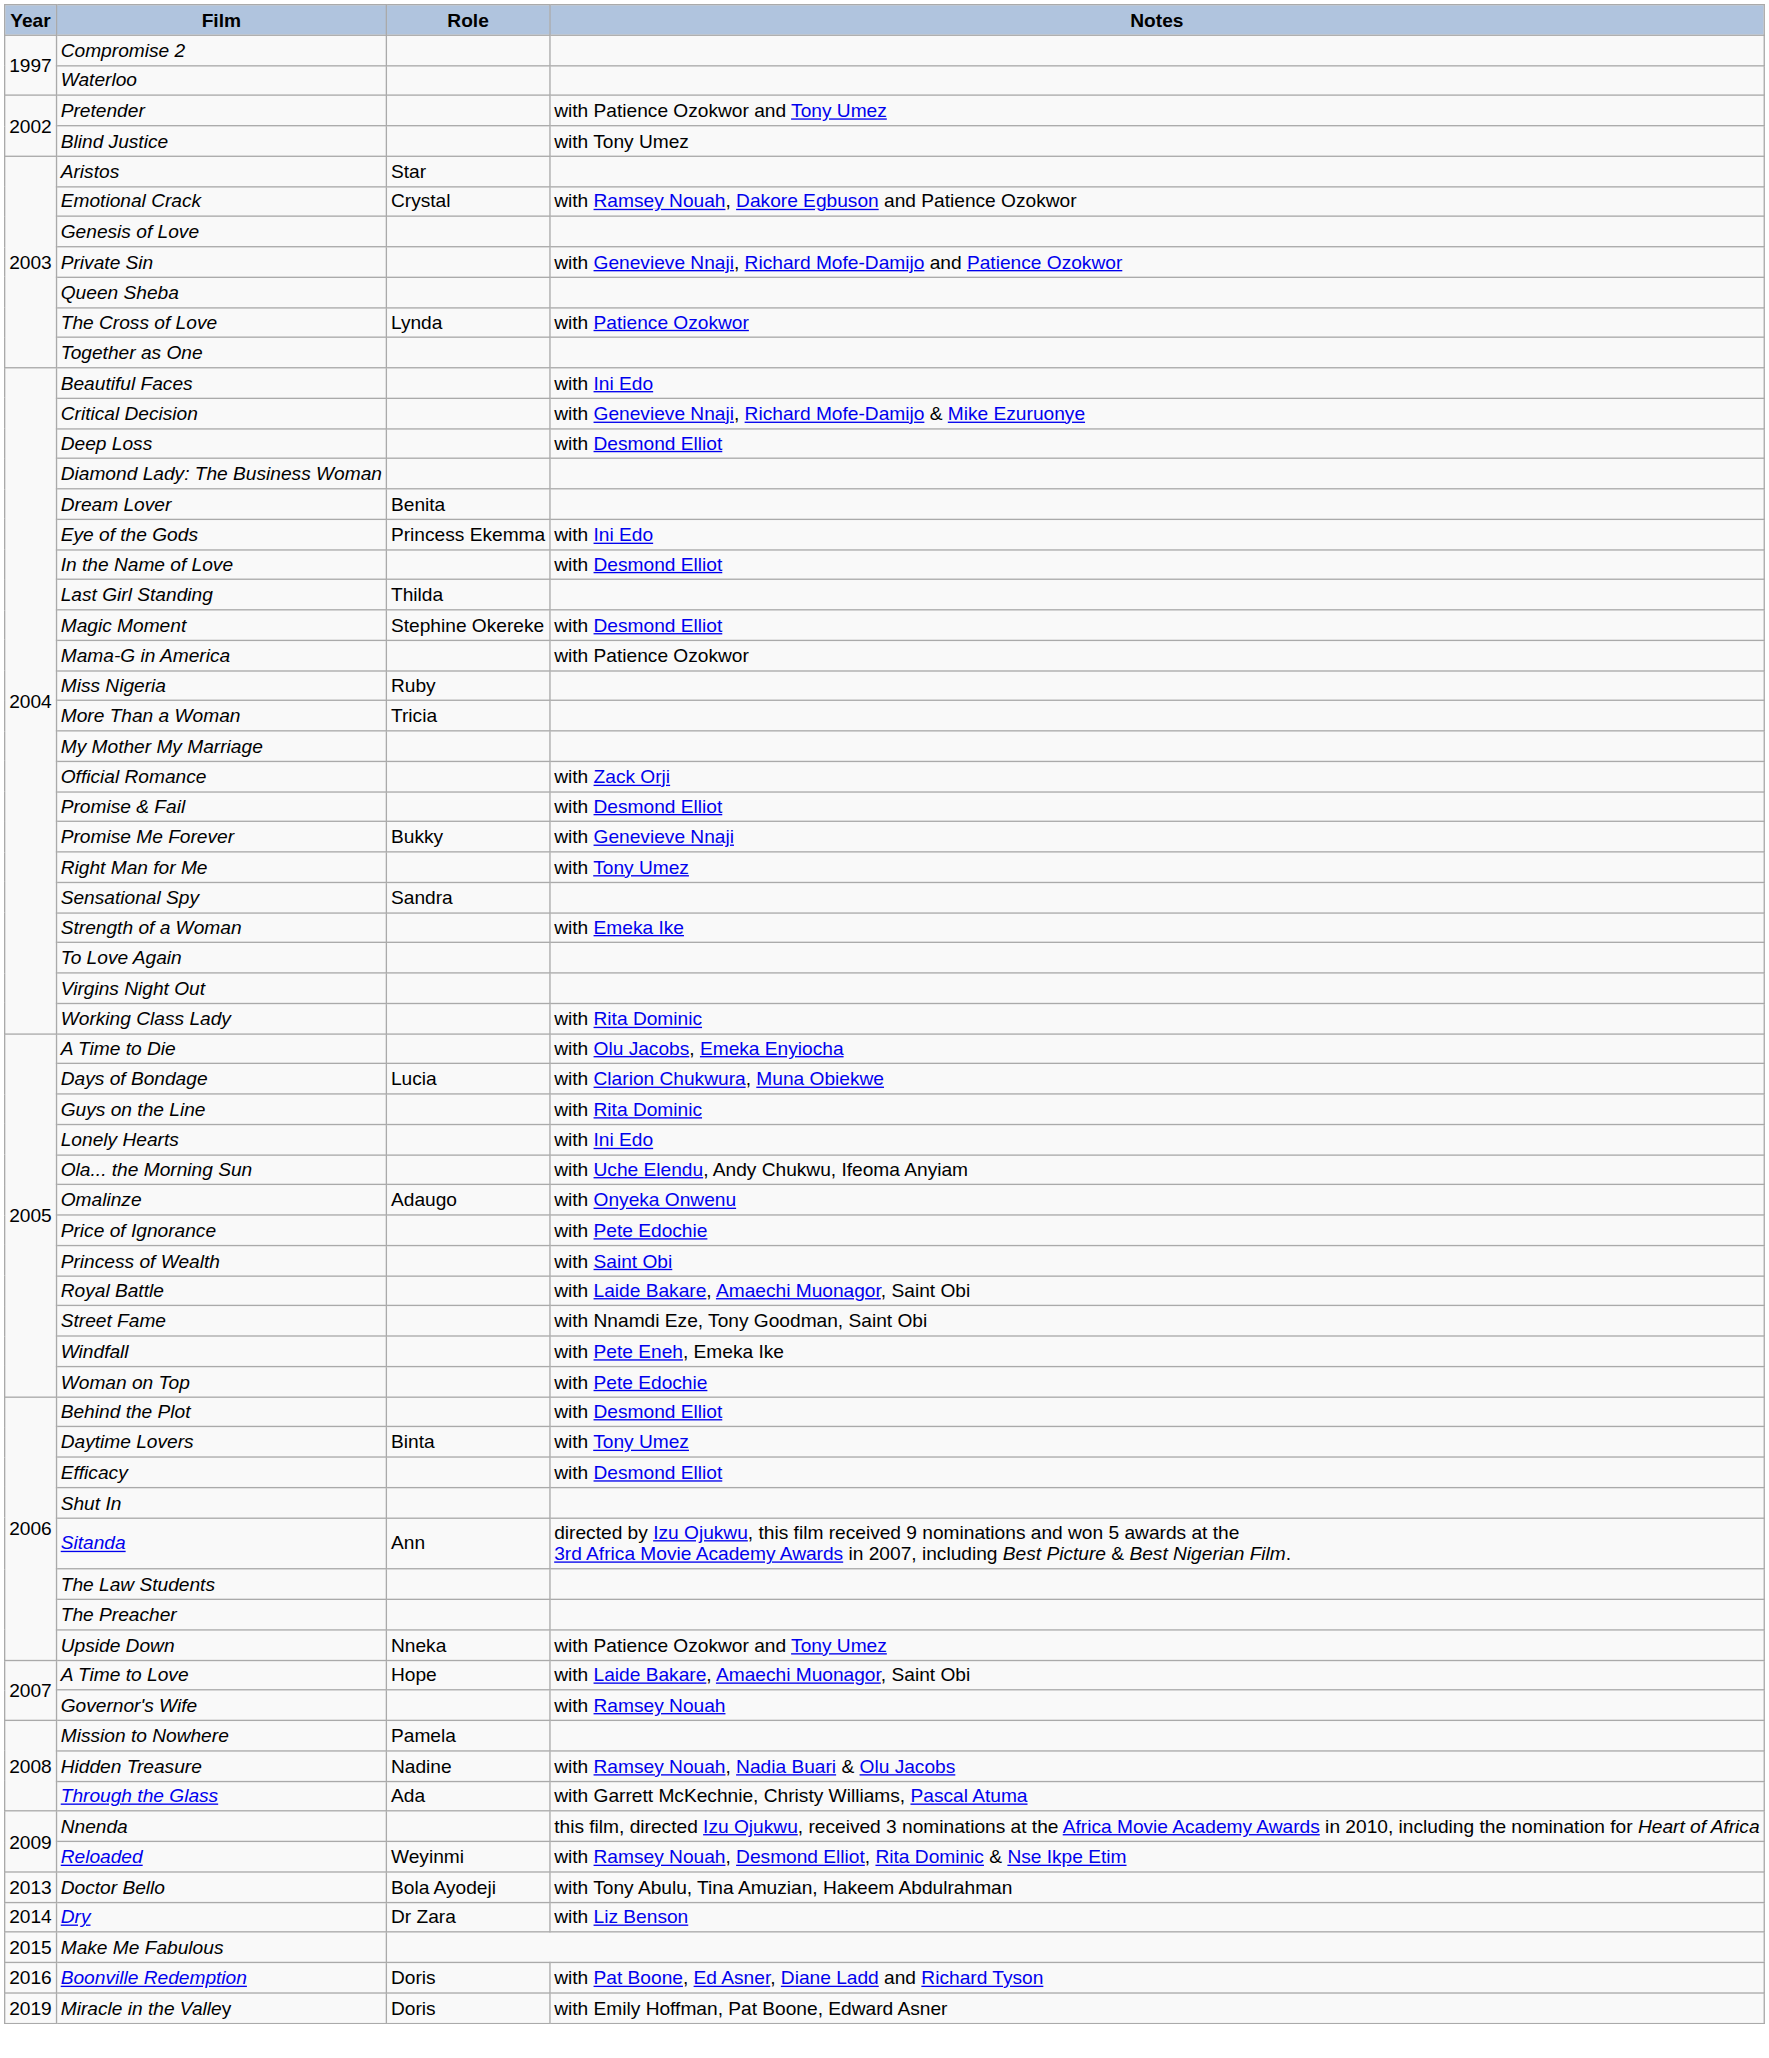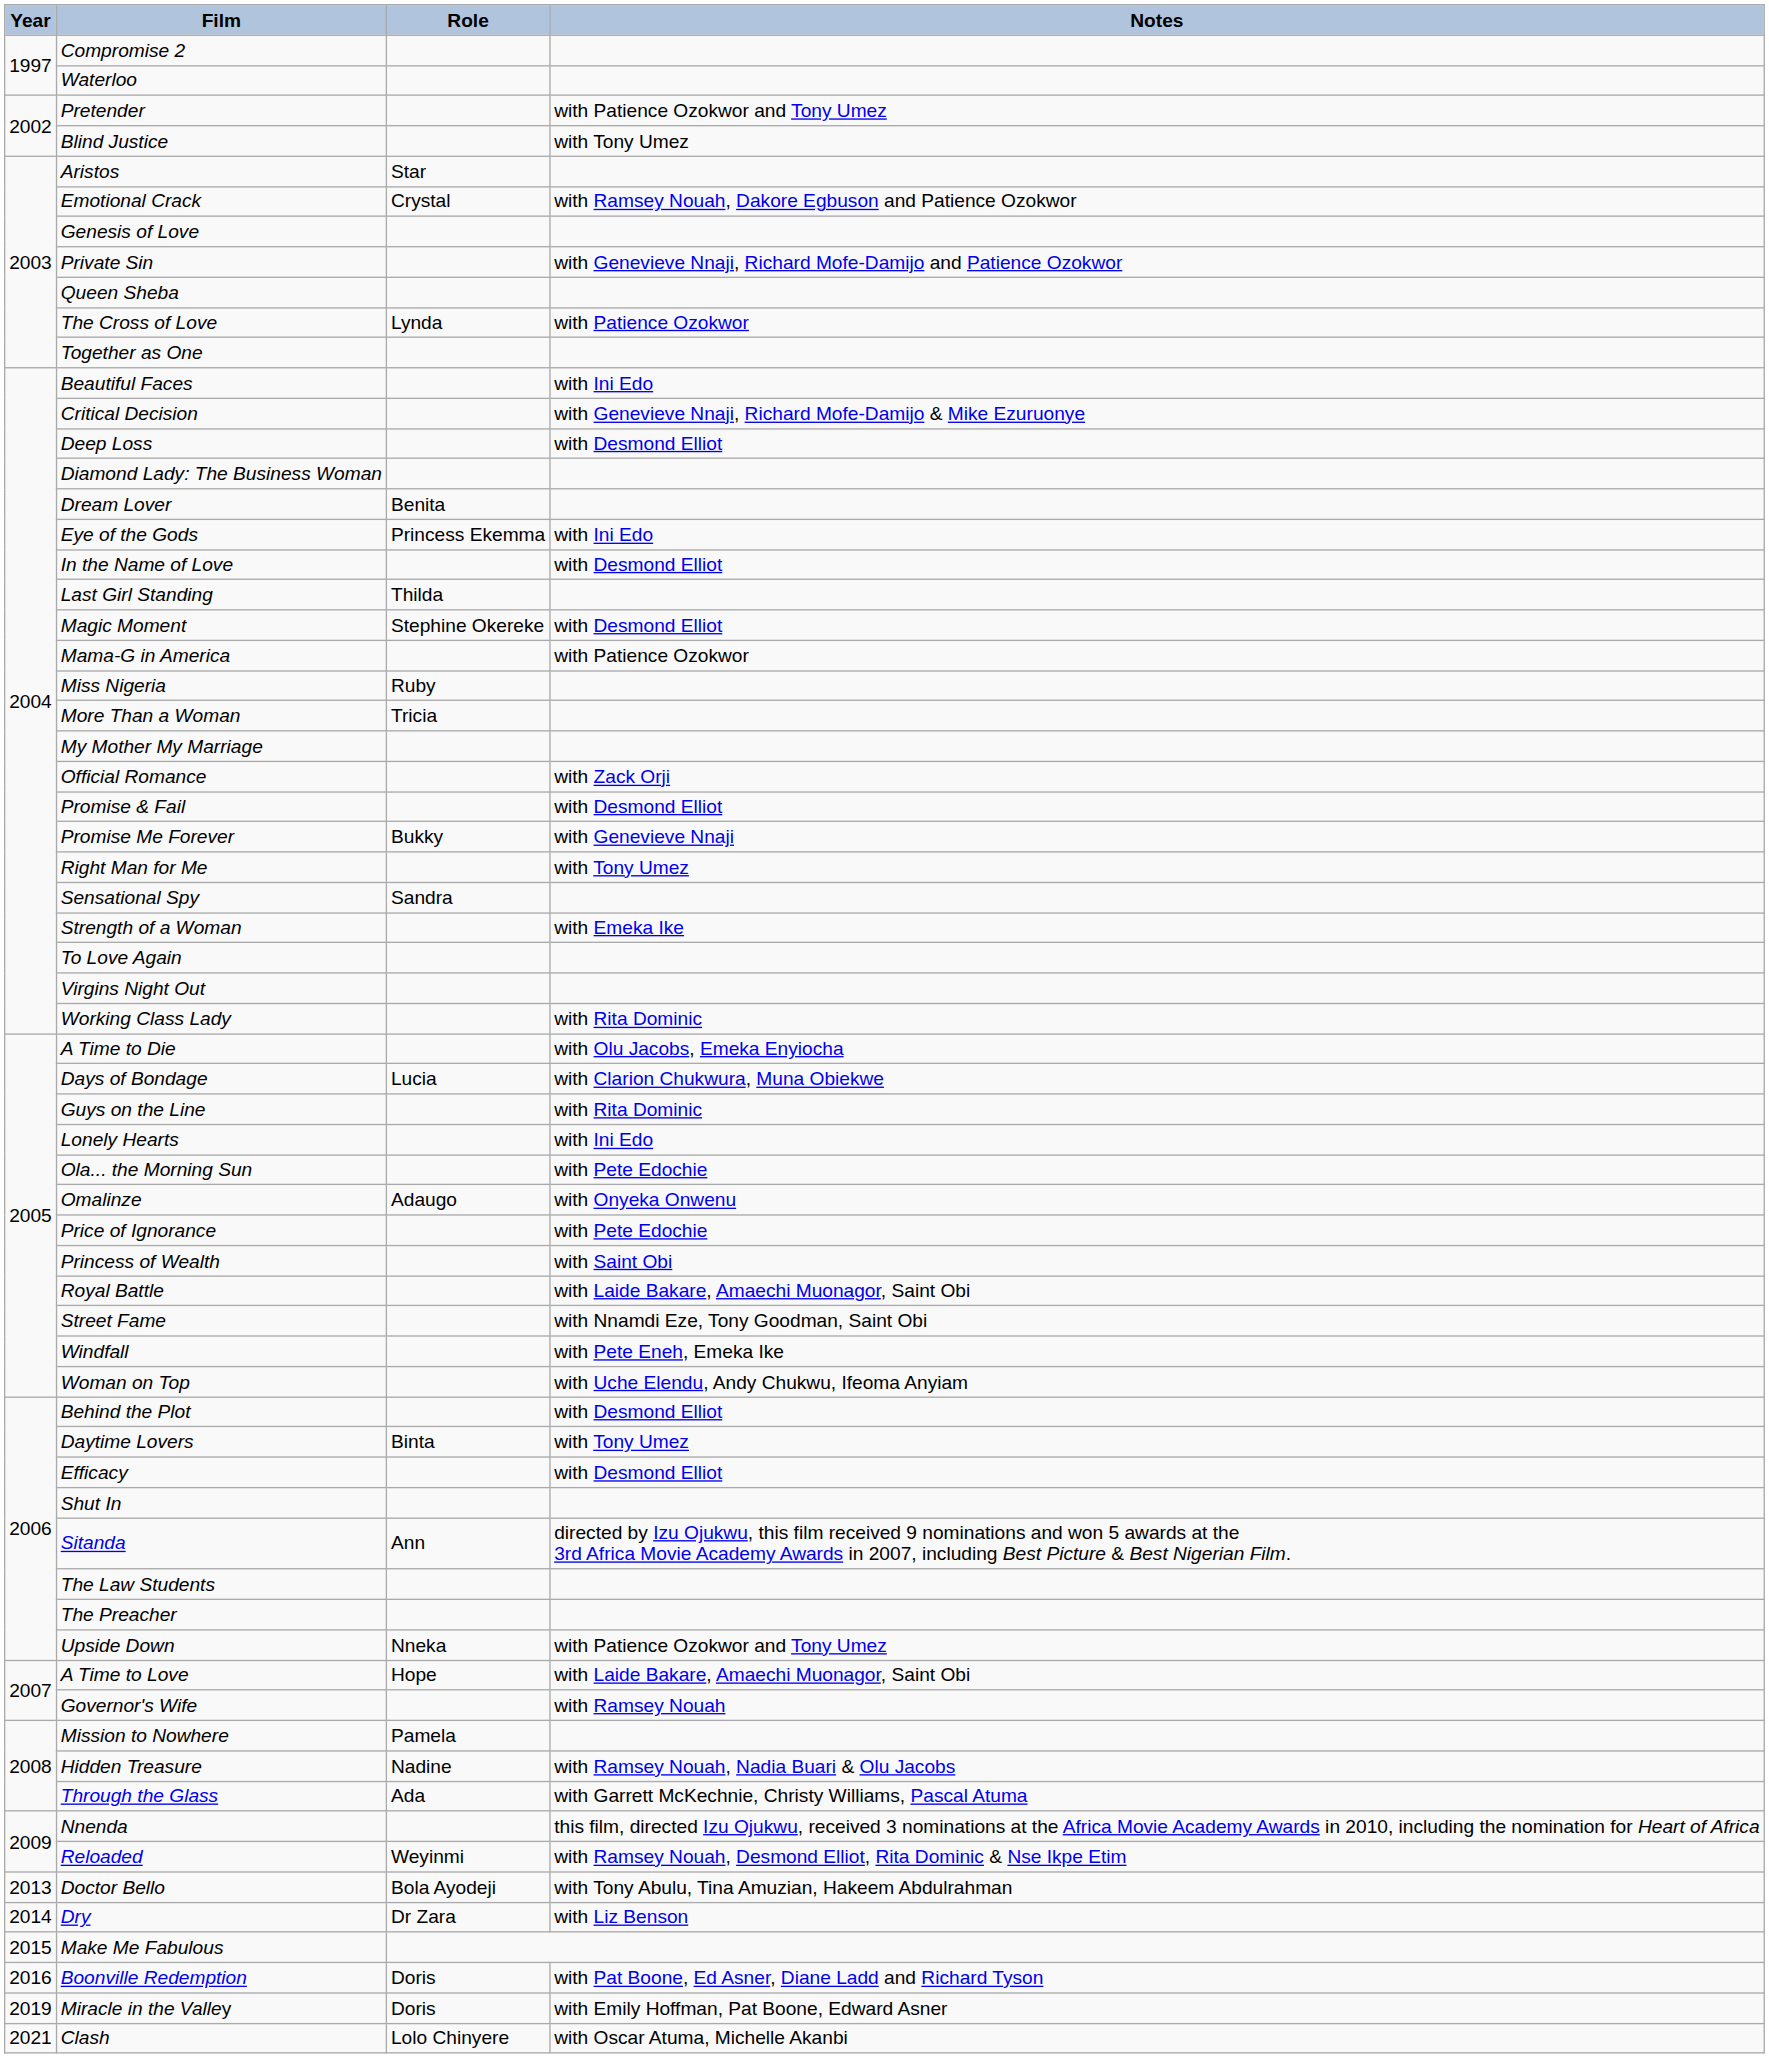(761, 1170) with Uche Elendu, Andy Chukwu, Ifeoma Anyiam -> (631, 1170) with Pete Edochie
(631, 1382) with Pete Edochie -> (761, 1382) with Uche Elendu, Andy Chukwu, Ifeoma Anyiam
+ row: (85, 2038)
